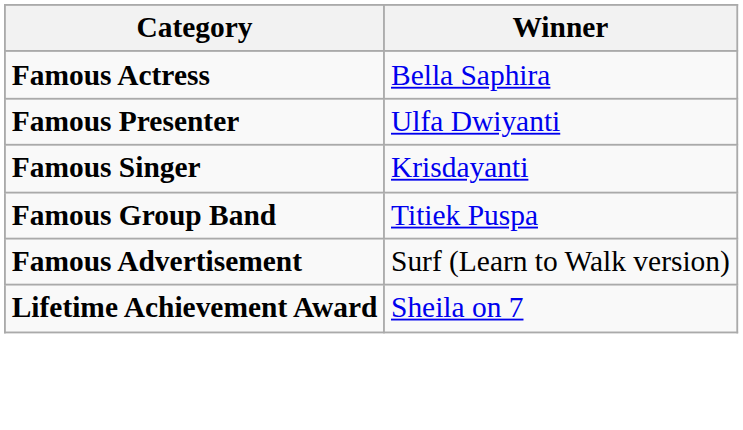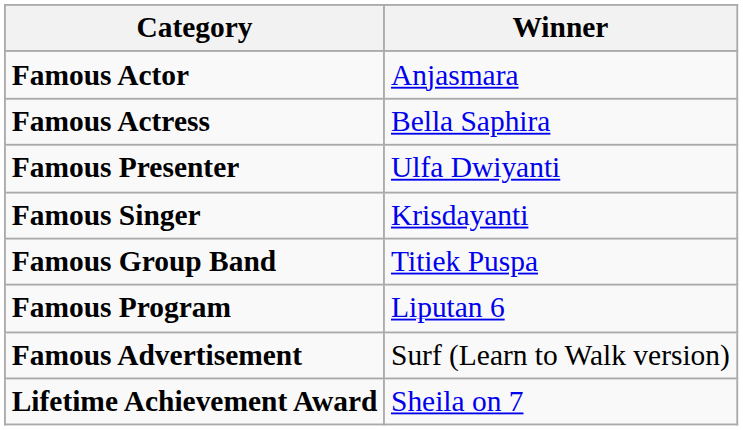+ row: (100, 74)
+ row: (121, 307)
